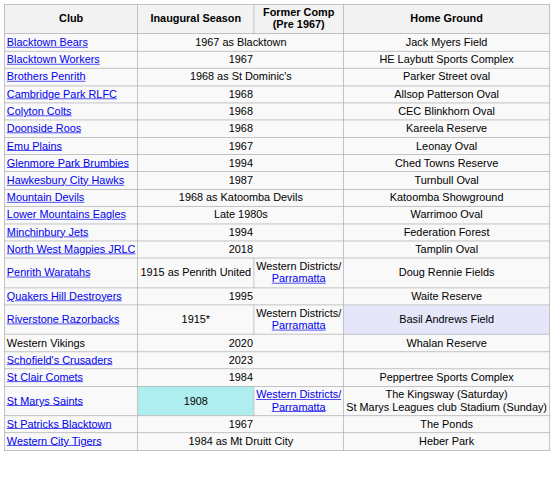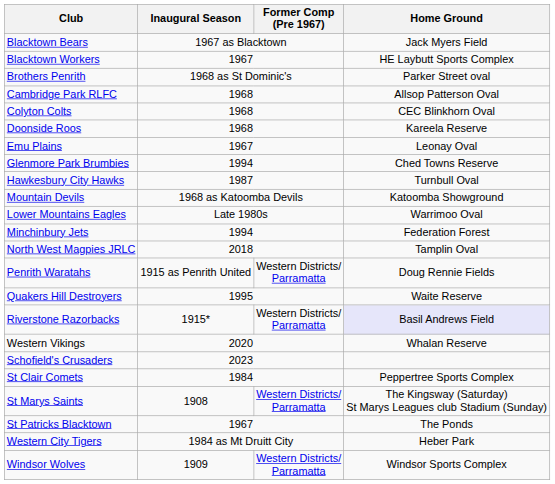(196, 401) paleturquoise background -> (196, 401) no background
+ row: (46, 465)
